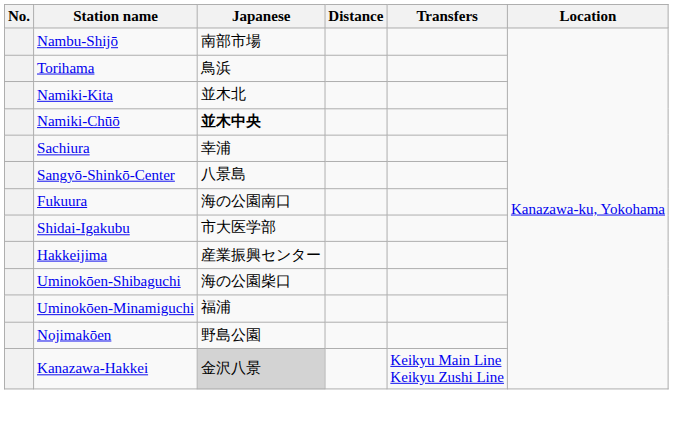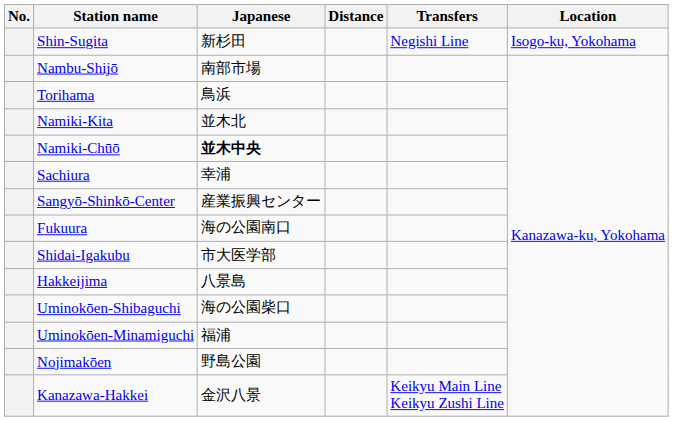+ row: (73, 41)
(224, 174) 八景島 -> (261, 201) 産業振興センター
(261, 254) 産業振興センター -> (224, 281) 八景島
(231, 368) lightgrey background -> (231, 395) no background
